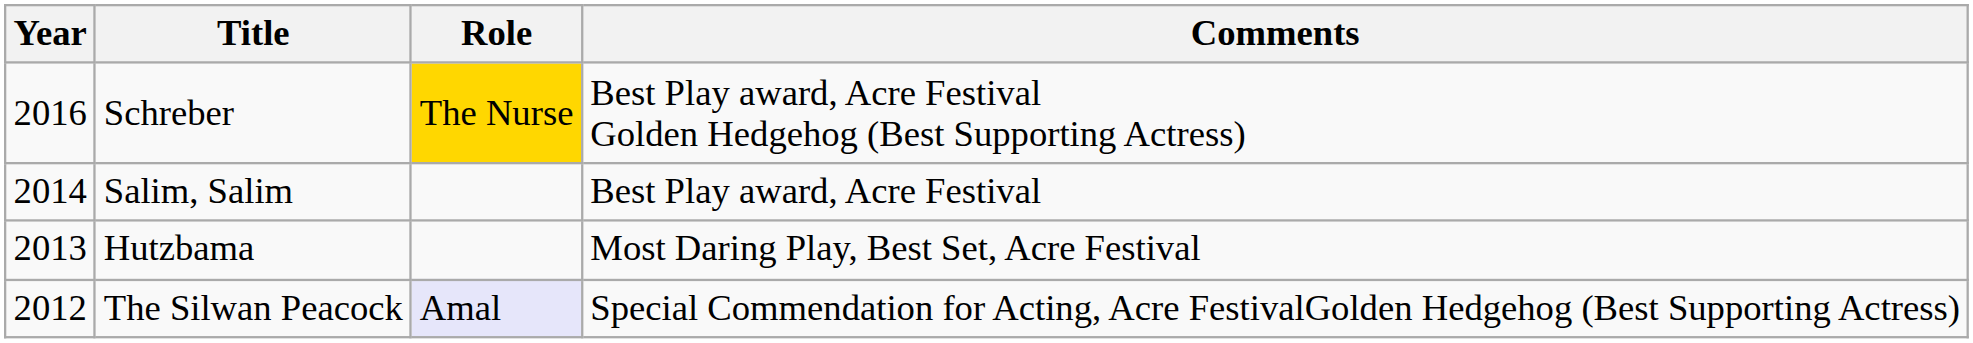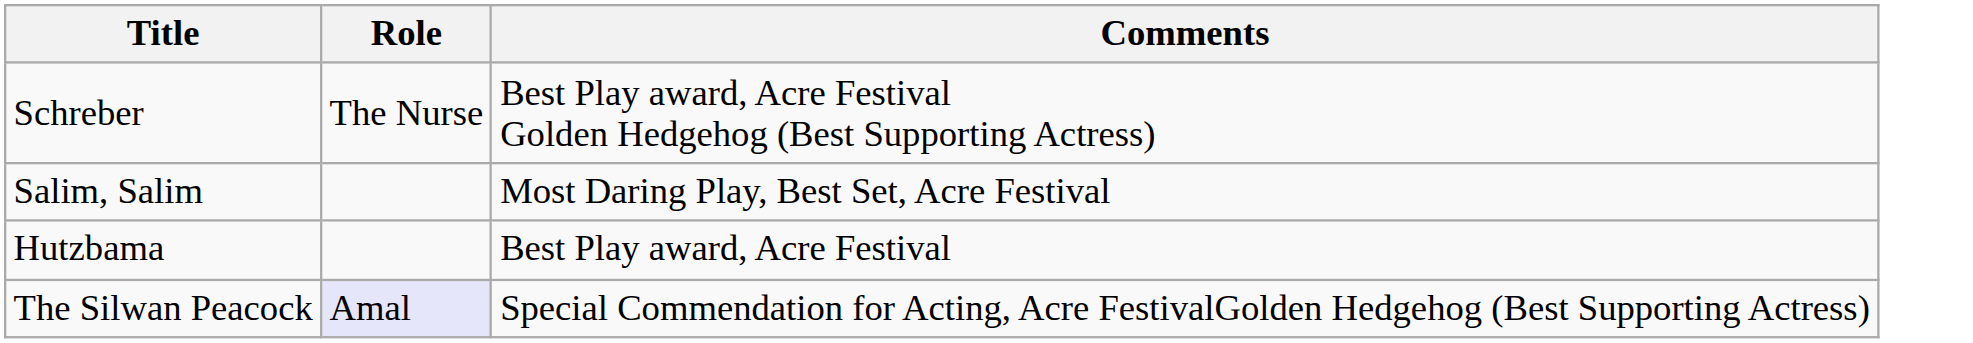- column: (50, 33)
(497, 112) gold background -> (406, 112) no background
(816, 190) Best Play award, Acre Festival -> (805, 190) Most Daring Play, Best Set, Acre Festival
(895, 249) Most Daring Play, Best Set, Acre Festival -> (726, 249) Best Play award, Acre Festival
